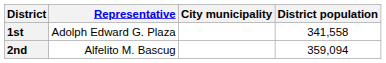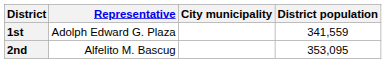(328, 32) 341,558 -> (328, 32) 341,559
(328, 50) 359,094 -> (328, 50) 353,095
